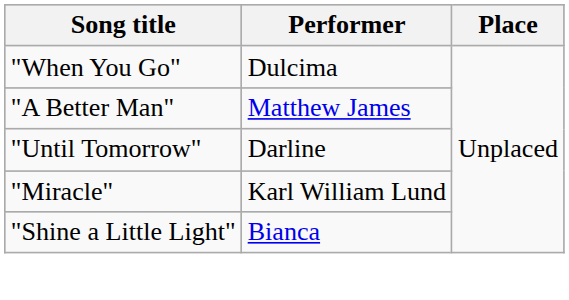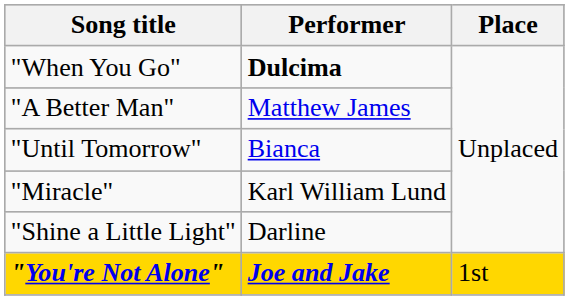(293, 66) normal -> (295, 66) bold
(287, 149) Darline -> (284, 149) Bianca
(284, 231) Bianca -> (287, 231) Darline
+ row: (118, 273)
